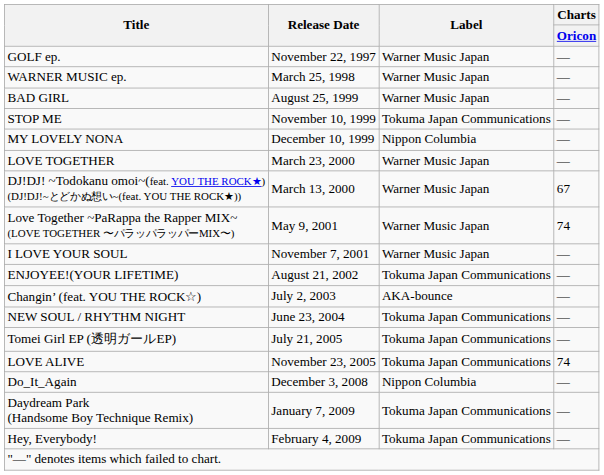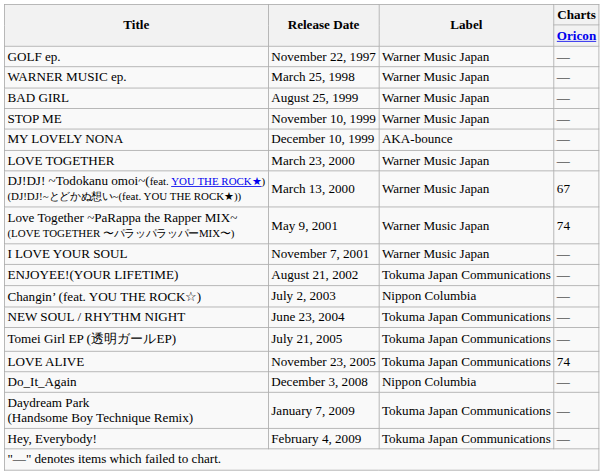(466, 118) Tokuma Japan Communications -> (436, 118) Warner Music Japan
(429, 139) Nippon Columbia -> (417, 139) AKA-bounce
(417, 296) AKA-bounce -> (429, 296) Nippon Columbia
